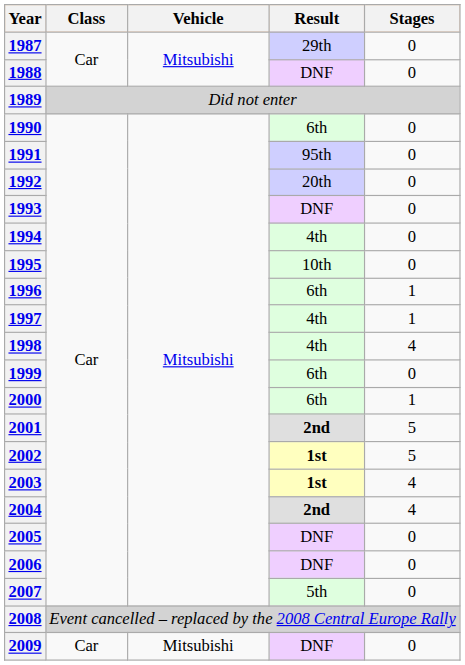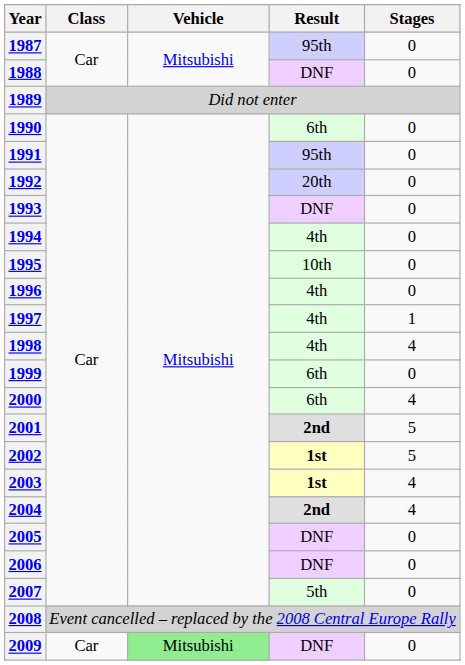(317, 45) 29th -> (317, 45) 95th
(317, 291) 6th -> (317, 291) 4th
(412, 291) 1 -> (412, 291) 0
(412, 400) 1 -> (412, 400) 4
(198, 646) no background -> (198, 646) lightgreen background
